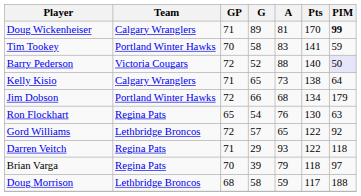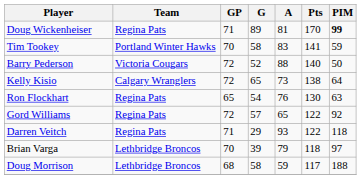(155, 30) Calgary Wranglers -> (141, 30) Regina Pats
(337, 64) lavender background -> (337, 64) no background
(229, 81) 71 -> (229, 81) 72
- row: (33, 98)
(158, 132) Lethbridge Broncos -> (141, 115) Regina Pats
(141, 166) Regina Pats -> (158, 149) Lethbridge Broncos
